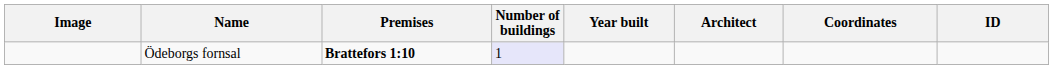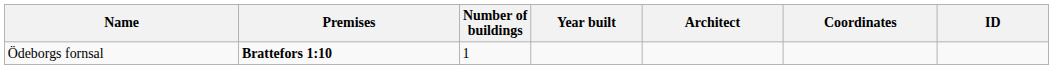- column: (73, 23)
(498, 53) lavender background -> (466, 53) no background
